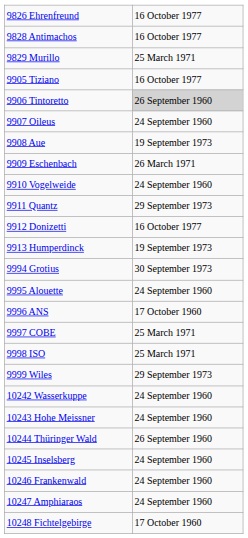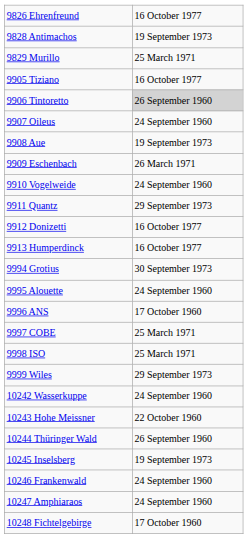(168, 36) 16 October 1977 -> (173, 36) 19 September 1973
(173, 248) 19 September 1973 -> (168, 248) 16 October 1977
(173, 417) 24 September 1960 -> (168, 417) 22 October 1960
(173, 459) 24 September 1960 -> (173, 459) 19 September 1973
